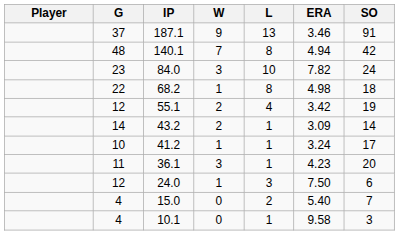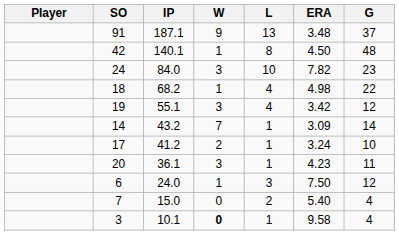columns swapped: (119, 13) <-> (369, 13)
(319, 32) 3.46 -> (319, 32) 3.48
(219, 51) 7 -> (219, 51) 1
(319, 51) 4.94 -> (319, 51) 4.50
(269, 88) 8 -> (269, 88) 4
(219, 107) 2 -> (219, 107) 3
(219, 126) 2 -> (219, 126) 7
(219, 145) 1 -> (219, 145) 2
(219, 220) normal -> (219, 220) bold
